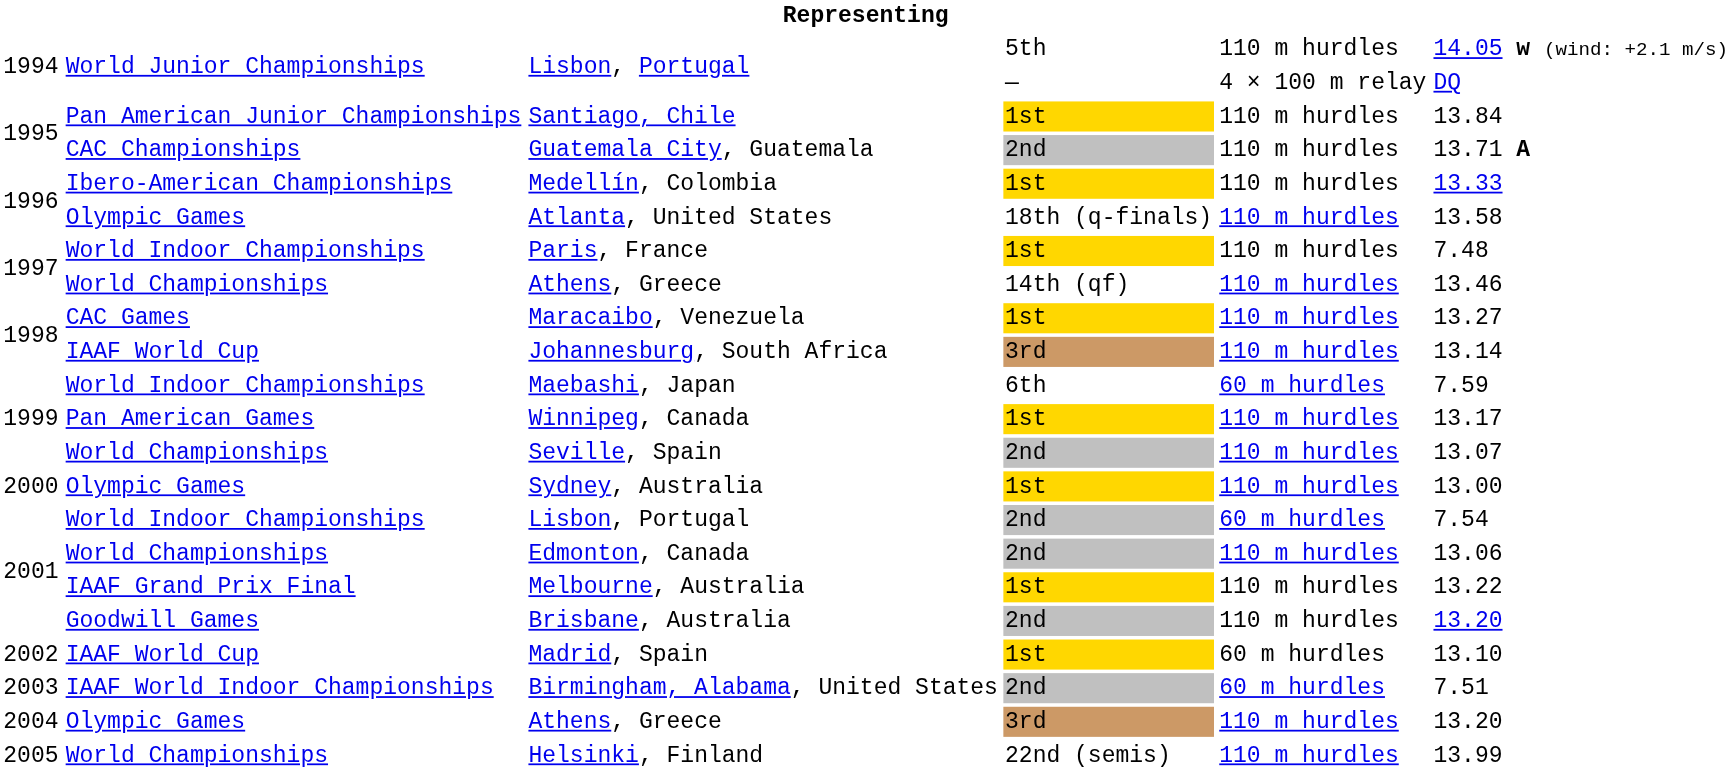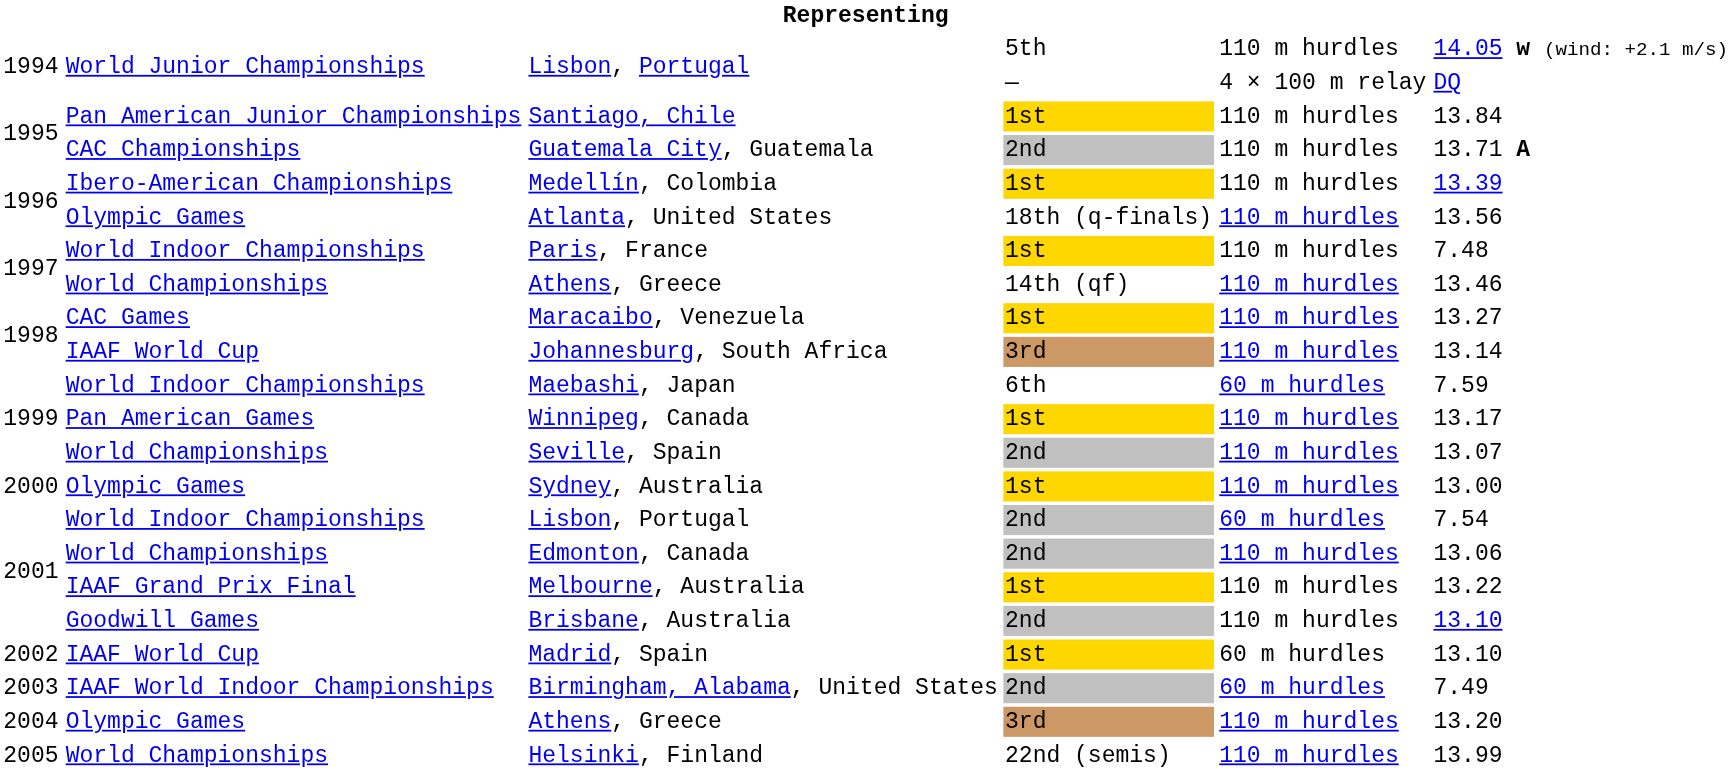(1468, 184) 13.33 -> (1468, 184) 13.39
(1468, 217) 13.58 -> (1468, 217) 13.56
(1468, 621) 13.20 -> (1468, 621) 13.10
(1461, 688) 7.51 -> (1461, 688) 7.49
